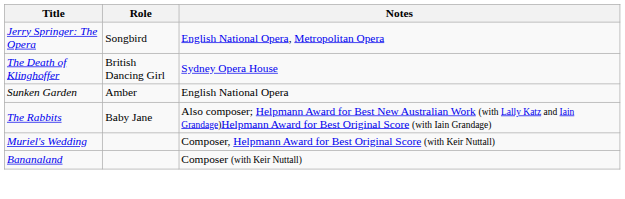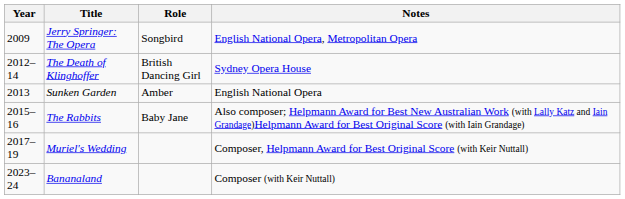+ column: (24, 13)
